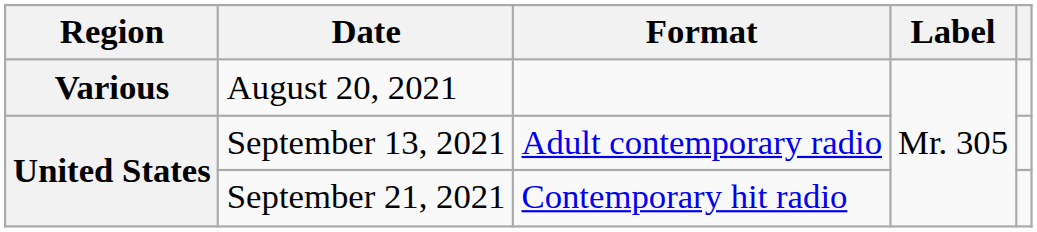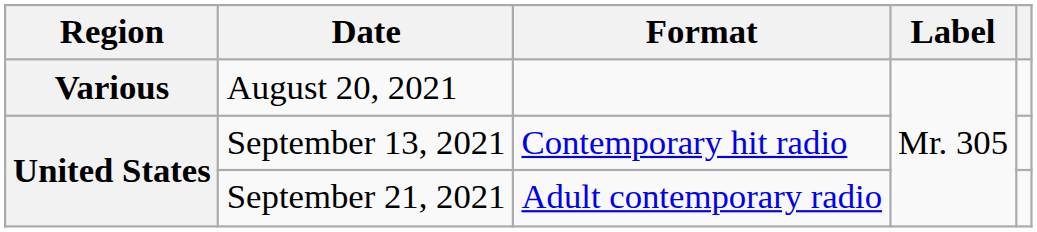(702, 142) Adult contemporary radio -> (684, 142) Contemporary hit radio
(684, 197) Contemporary hit radio -> (702, 197) Adult contemporary radio
